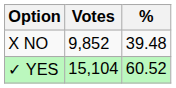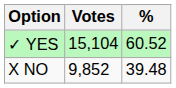rows swapped: (33, 70) <-> (28, 43)
